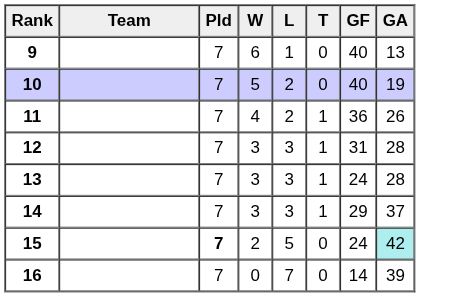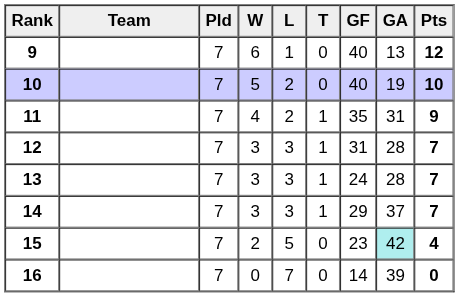+ column: (434, 20)
(358, 116) 36 -> (358, 116) 35
(395, 116) 26 -> (395, 116) 31
(219, 243) bold -> (219, 243) normal
(358, 243) 24 -> (358, 243) 23
